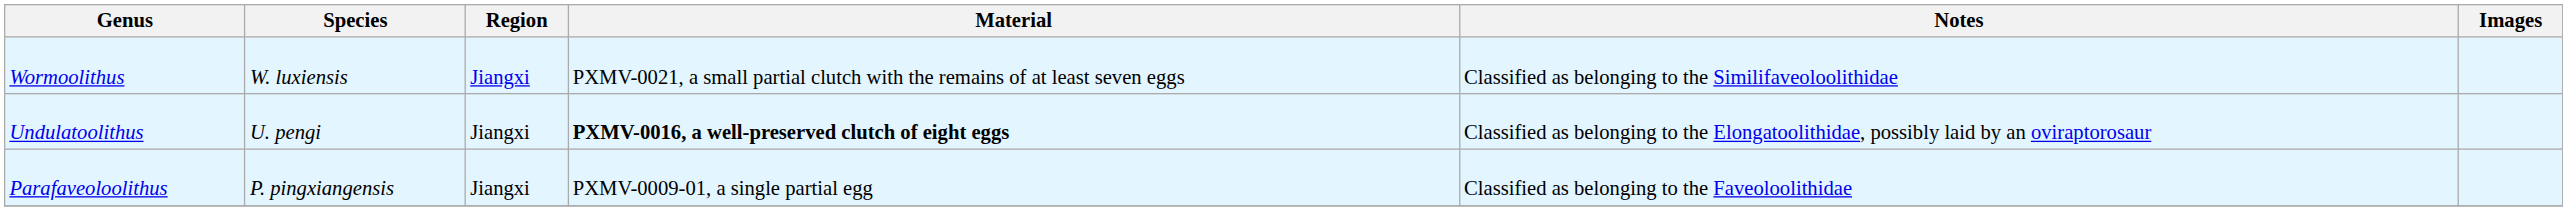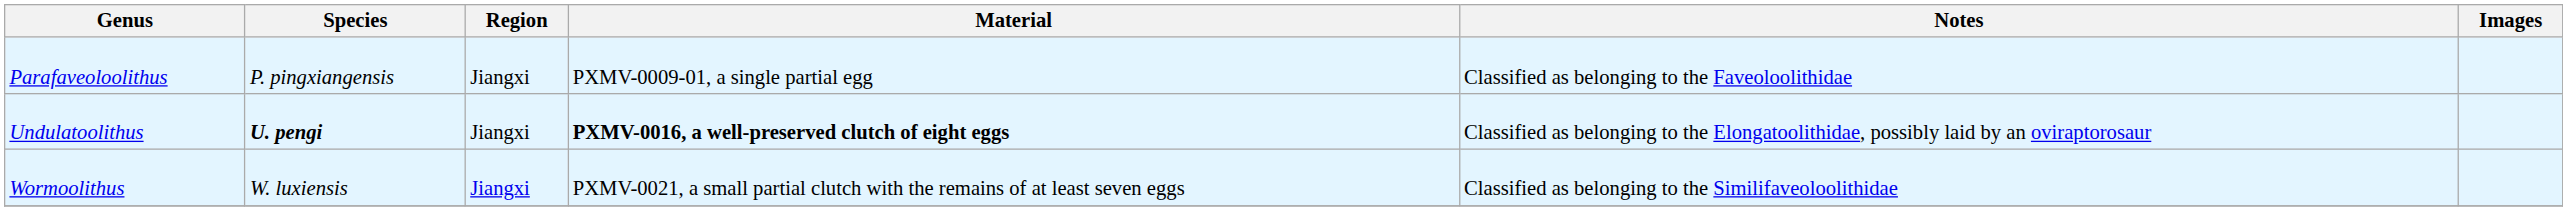rows swapped: (67, 76) <-> (89, 188)
(285, 132) normal -> (286, 132) bold
